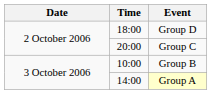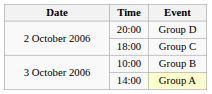(129, 30) 18:00 -> (129, 30) 20:00
(129, 47) 20:00 -> (129, 47) 18:00
